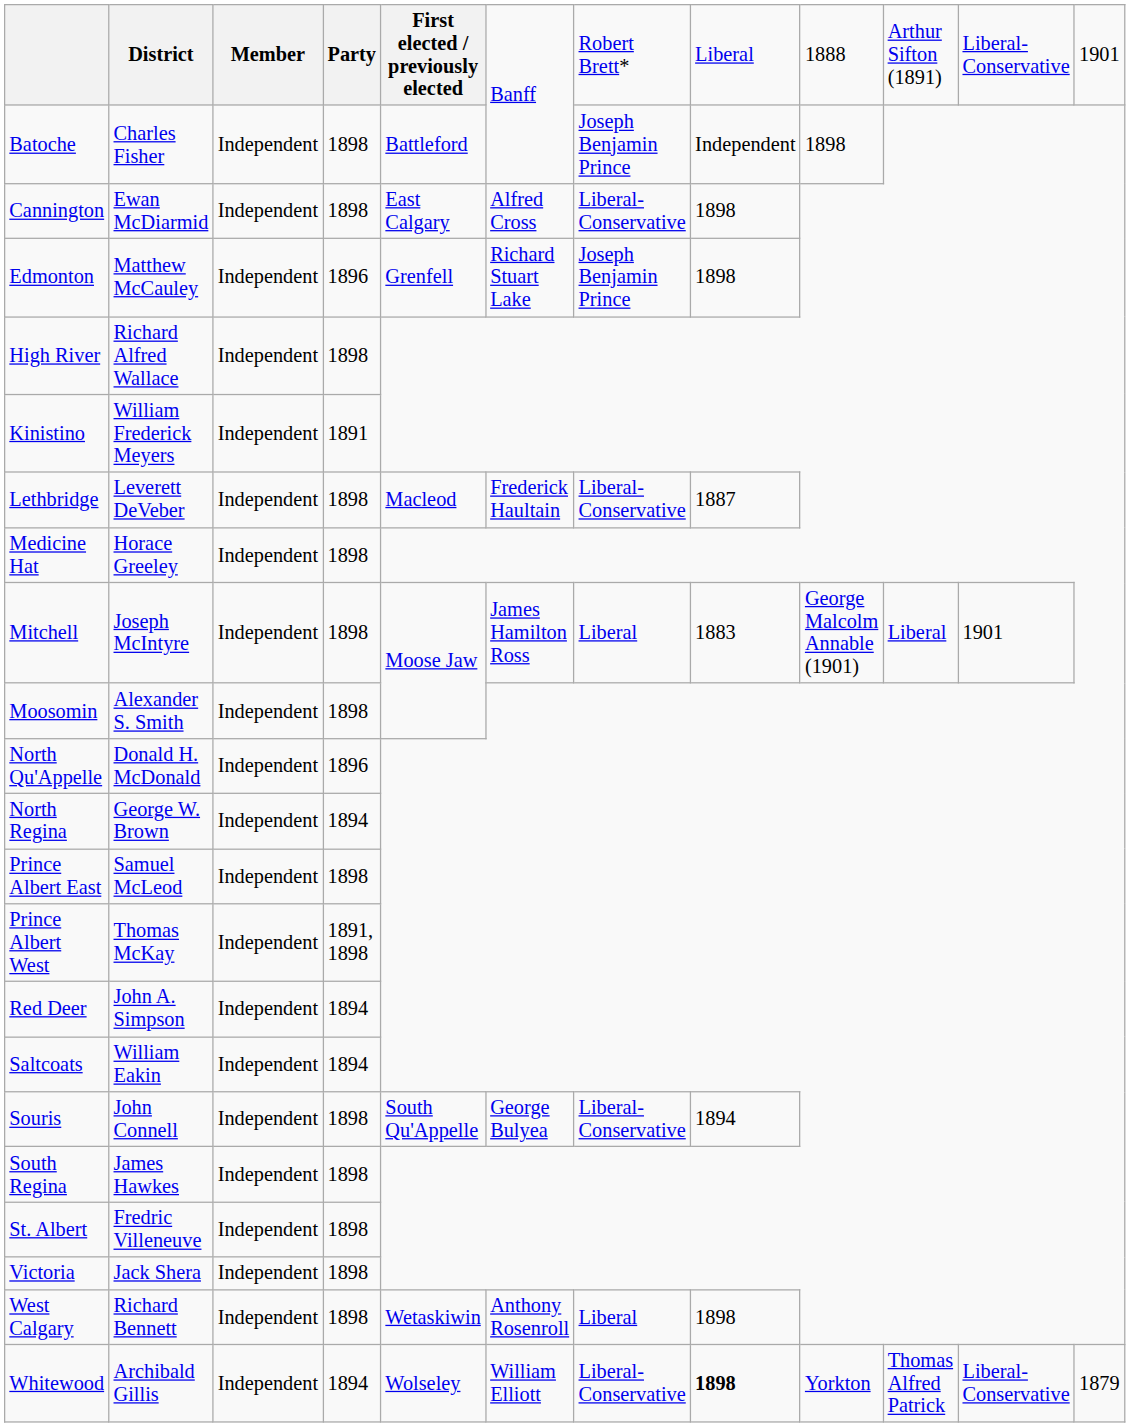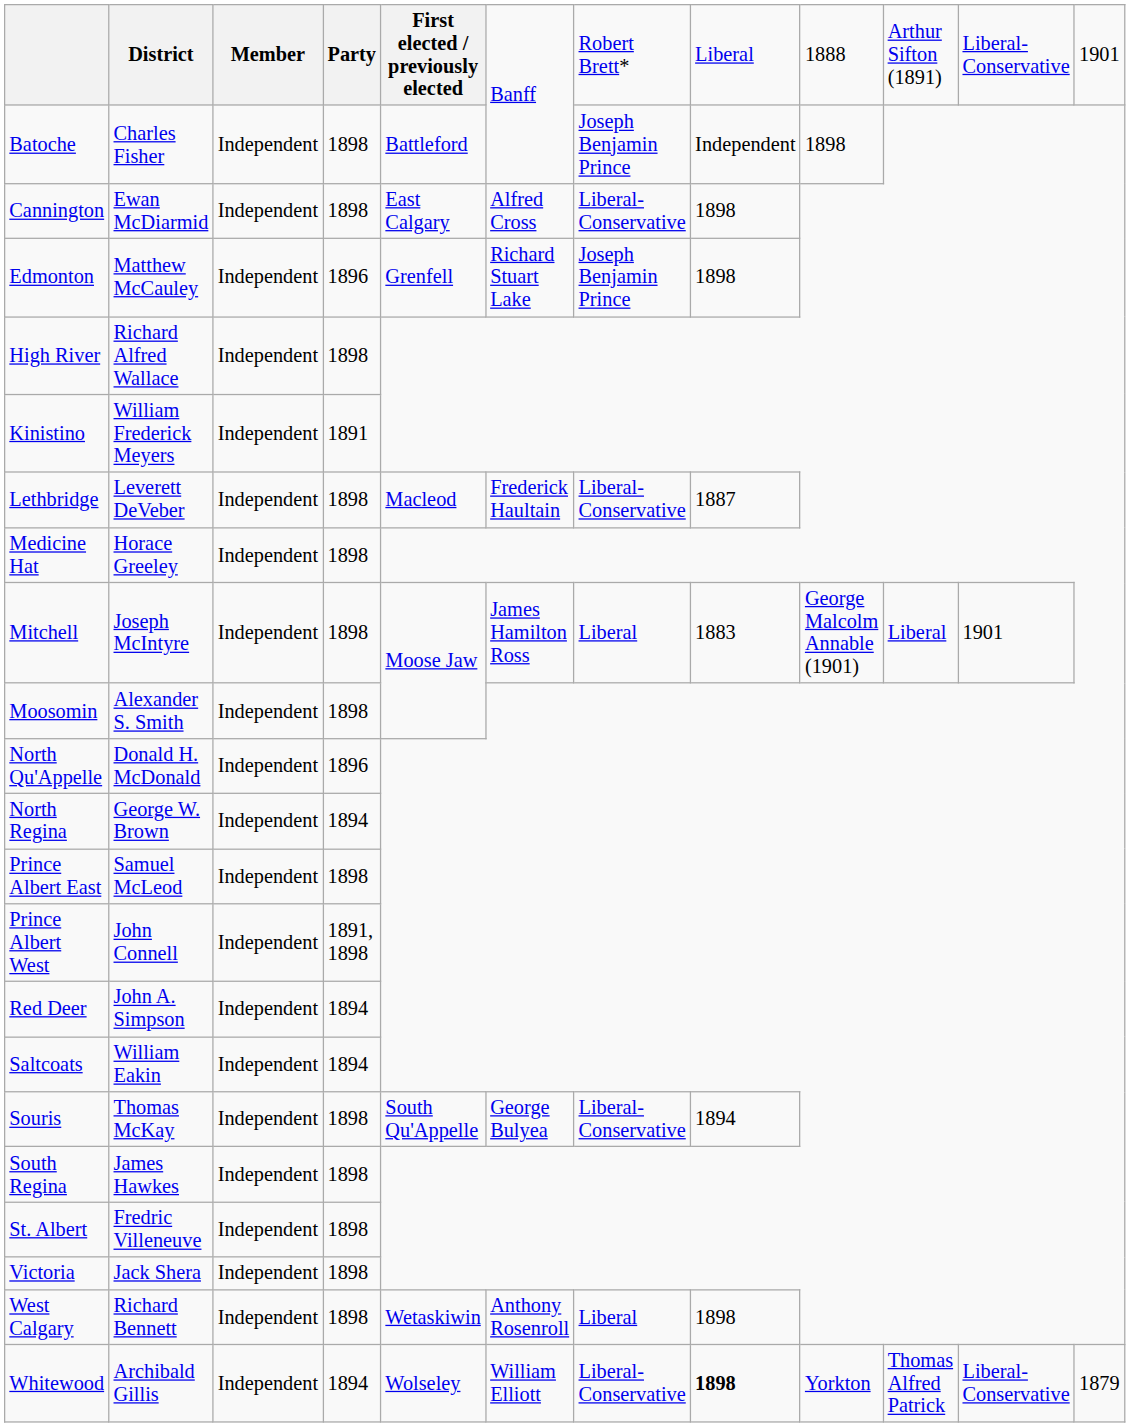(146, 942) Thomas McKay -> (146, 942) John Connell
(146, 1119) John Connell -> (146, 1119) Thomas McKay
